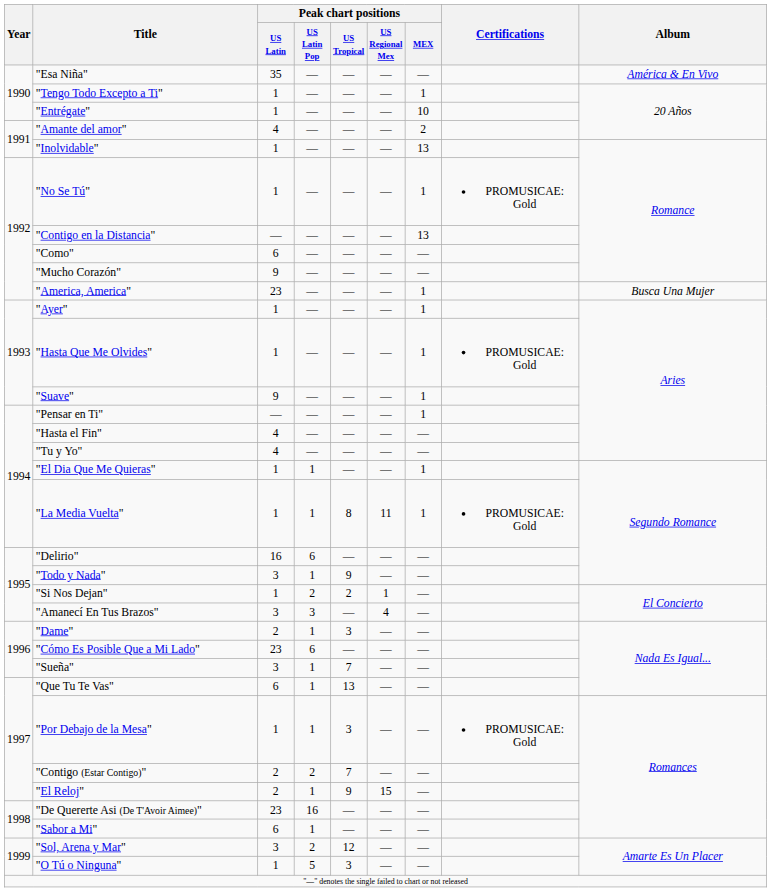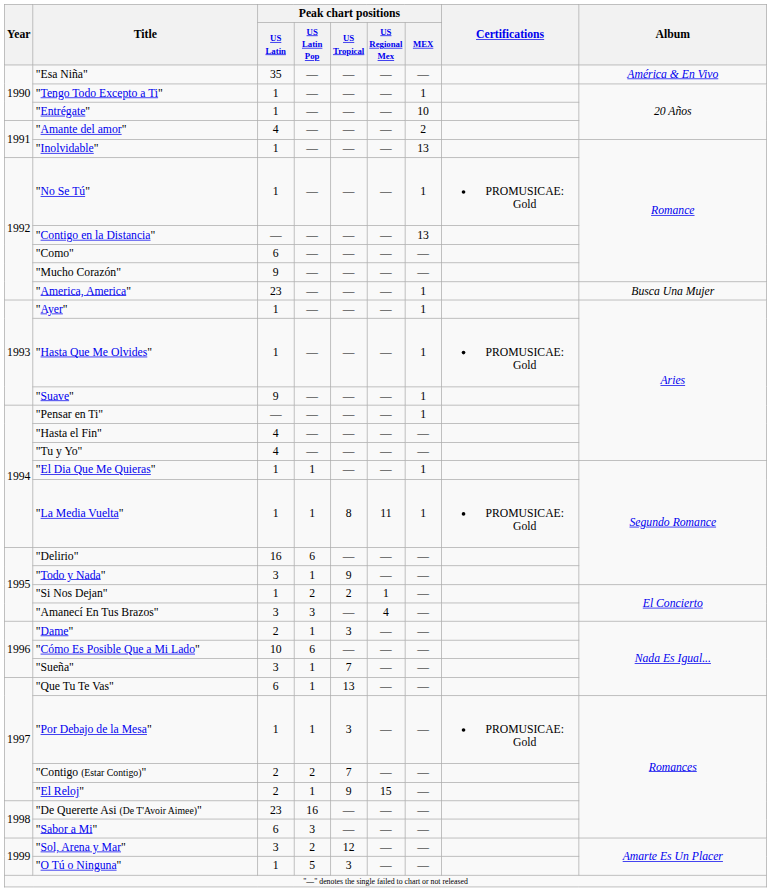(276, 649) 23 -> (276, 649) 10
(312, 828) 1 -> (312, 828) 3
